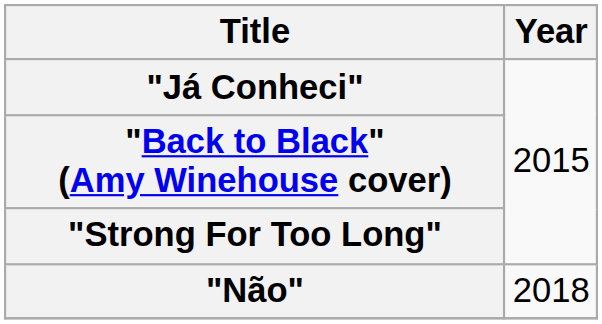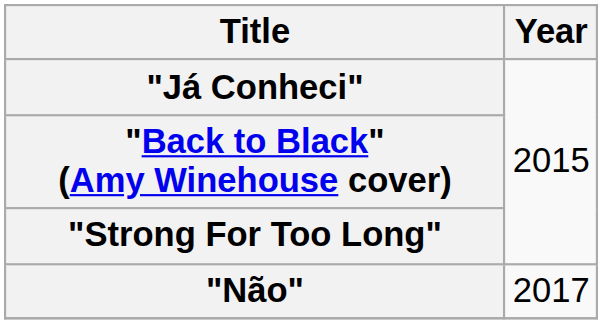(551, 290) 2018 -> (551, 290) 2017
